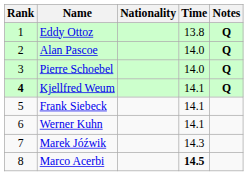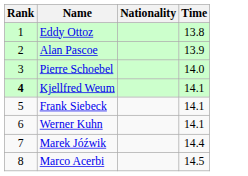- column: (226, 13)
(194, 50) 14.0 -> (194, 50) 13.9
(194, 143) 14.3 -> (194, 143) 14.4
(194, 161) bold -> (194, 161) normal
